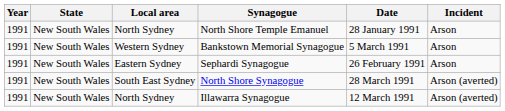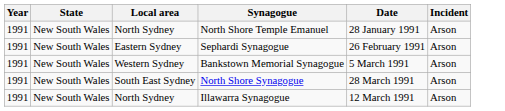rows swapped: (245, 64) <-> (272, 47)
(464, 81) Arson (averted) -> (443, 81) Arson
(464, 98) Arson (averted) -> (443, 98) Arson
